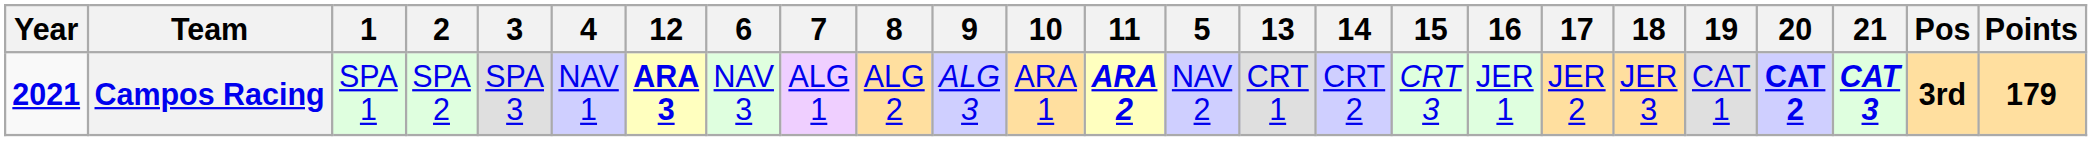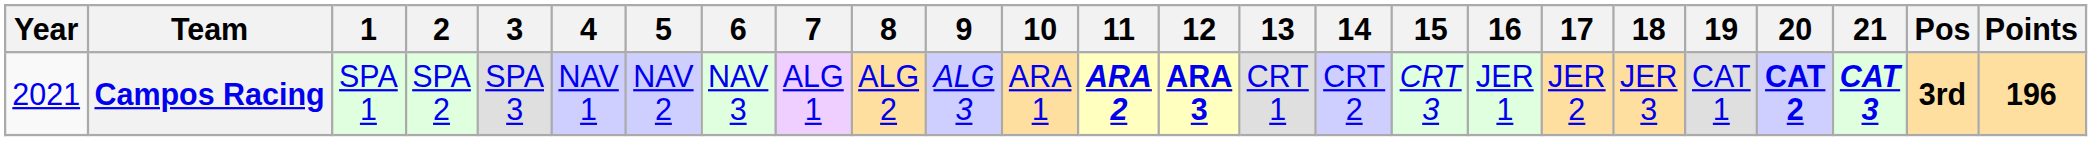columns swapped: (1202, 29) <-> (666, 29)
(46, 94) bold -> (46, 94) normal
(2031, 94) 179 -> (2031, 94) 196
